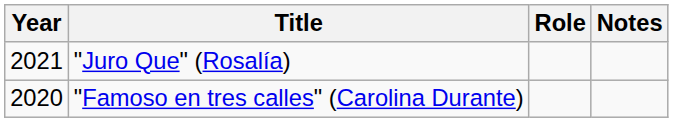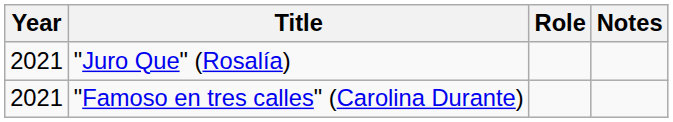(37, 98) 2020 -> (37, 98) 2021
